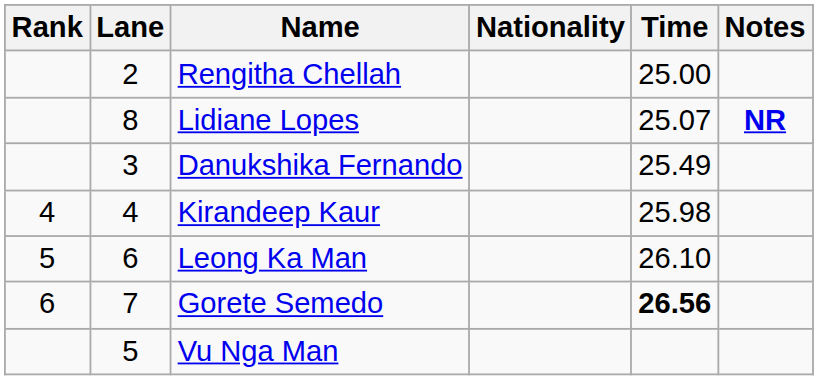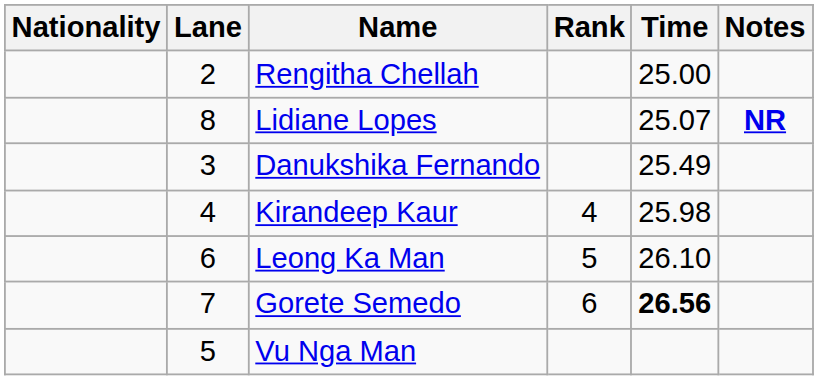columns swapped: (47, 27) <-> (550, 27)
